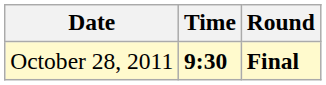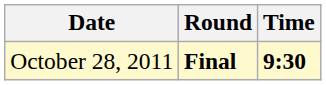columns swapped: (210, 23) <-> (281, 23)
